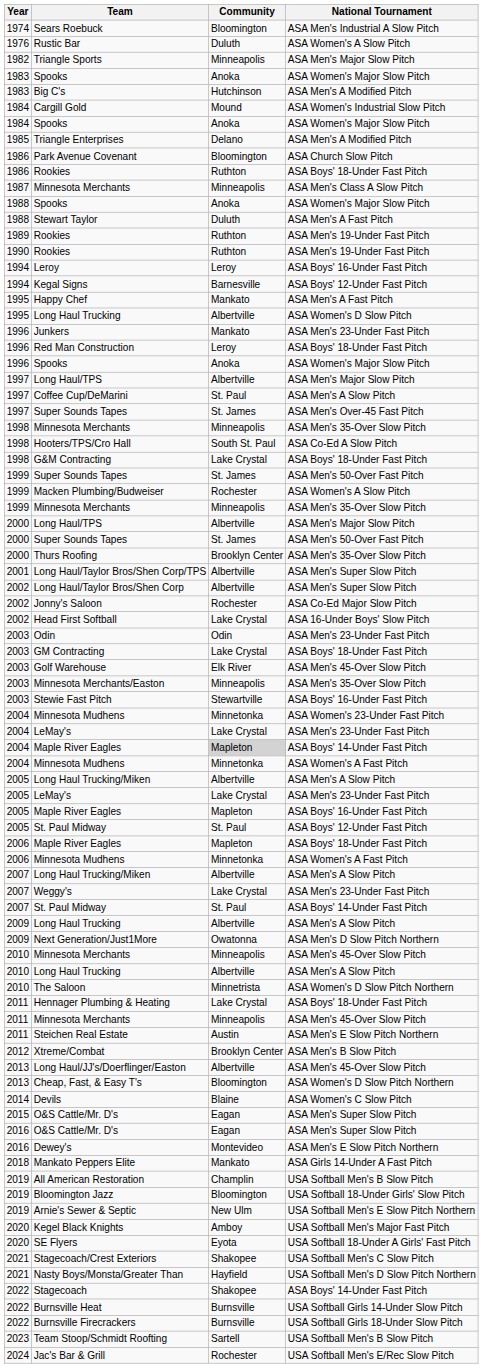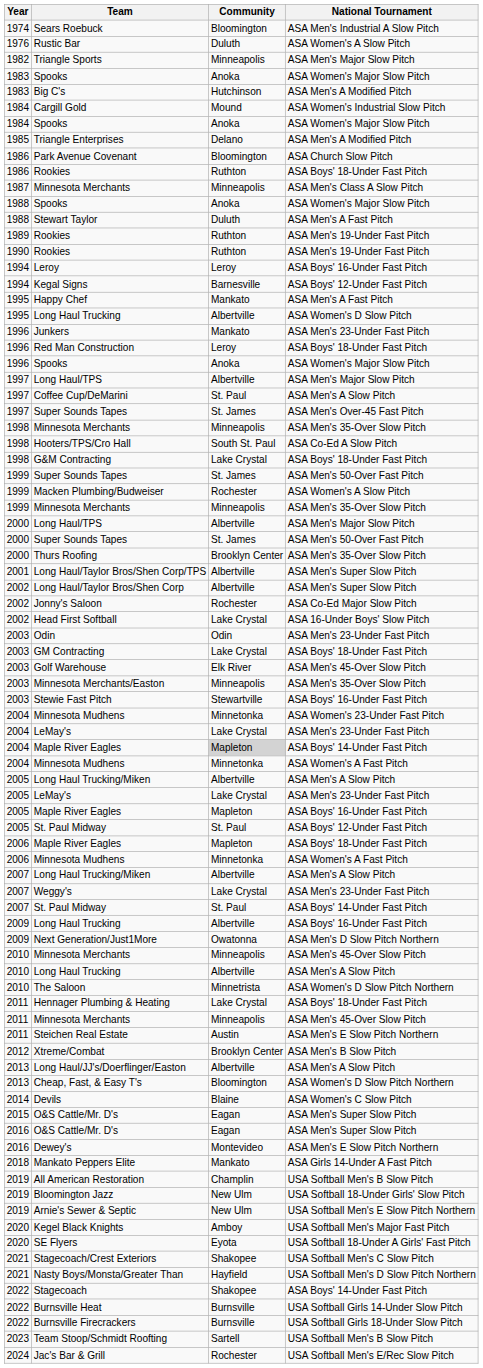(341, 923) ASA Men's A Slow Pitch -> (357, 923) ASA Boys' 16-Under Fast Pitch
(357, 1067) ASA Men's 45-Over Slow Pitch -> (341, 1067) ASA Men's A Slow Pitch
(239, 1195) Bloomington -> (231, 1195) New Ulm
